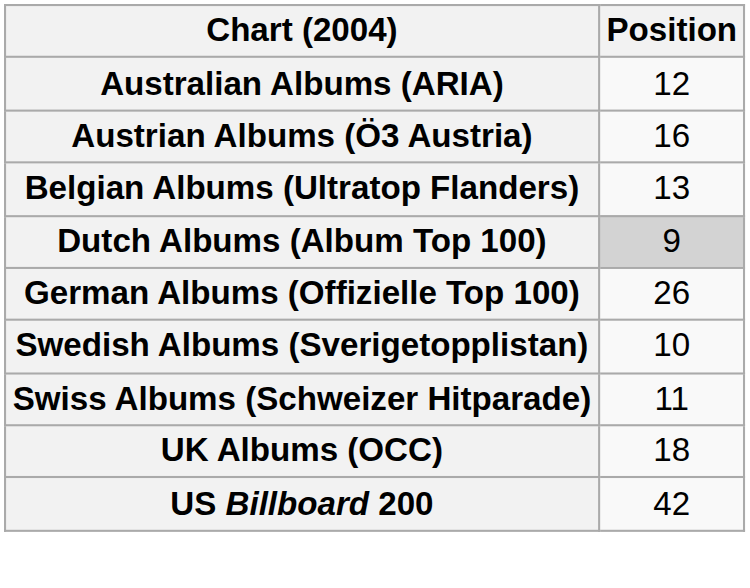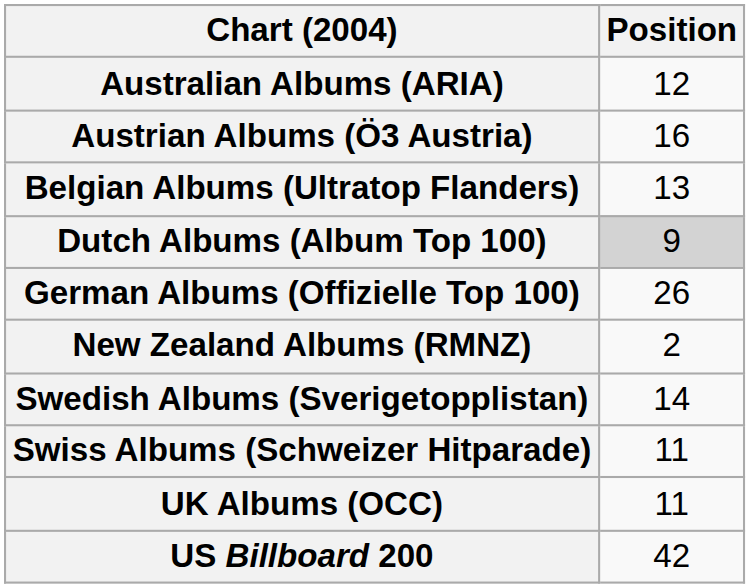+ row: (302, 345)
(672, 345) 10 -> (672, 398) 14
(672, 450) 18 -> (672, 503) 11
